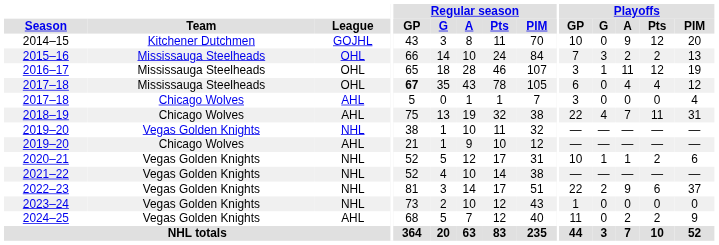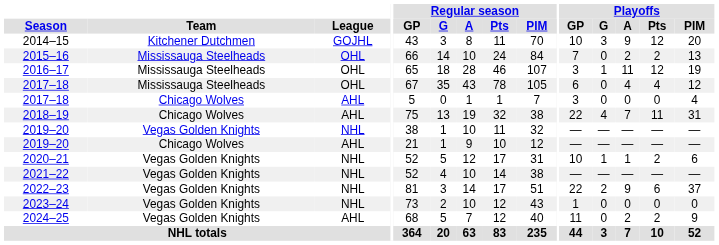(604, 41) 0 -> (604, 41) 3
(604, 55) 3 -> (604, 55) 0
(412, 85) bold -> (412, 85) normal
